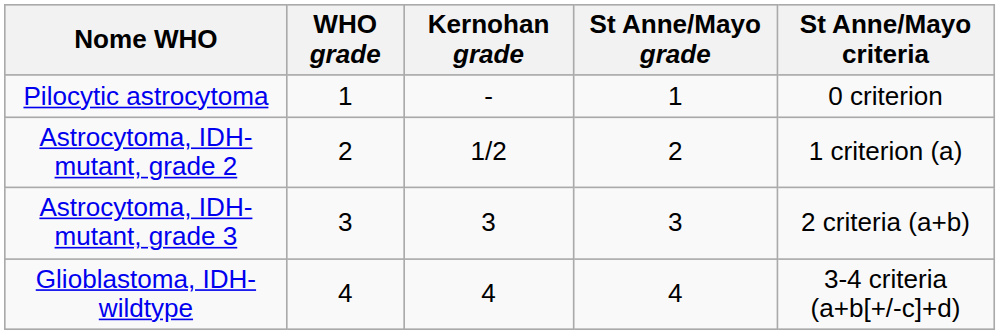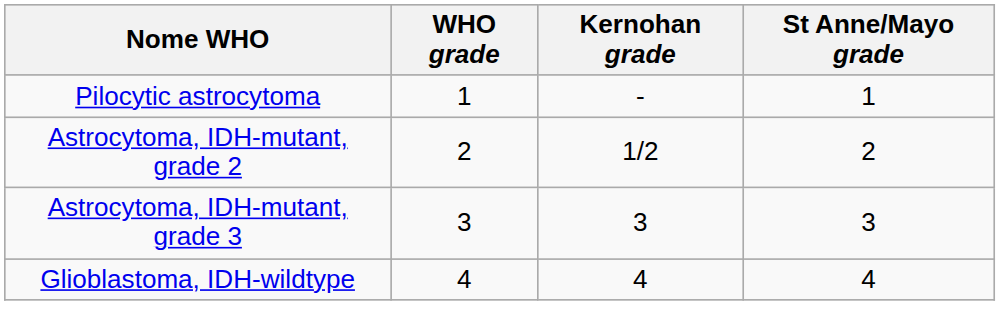- column: (885, 39)
